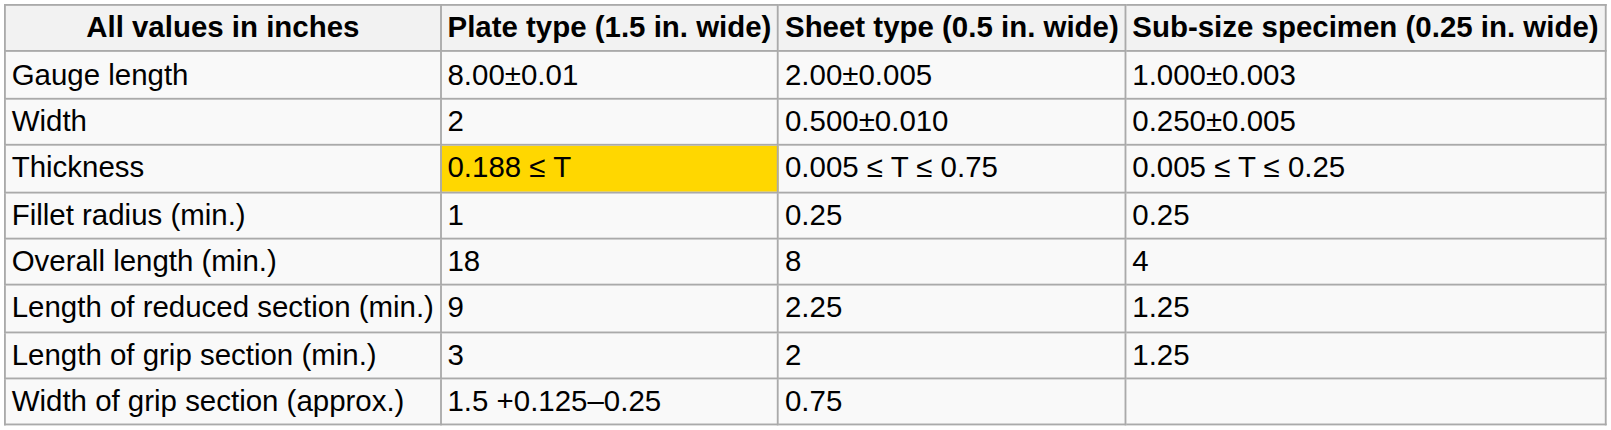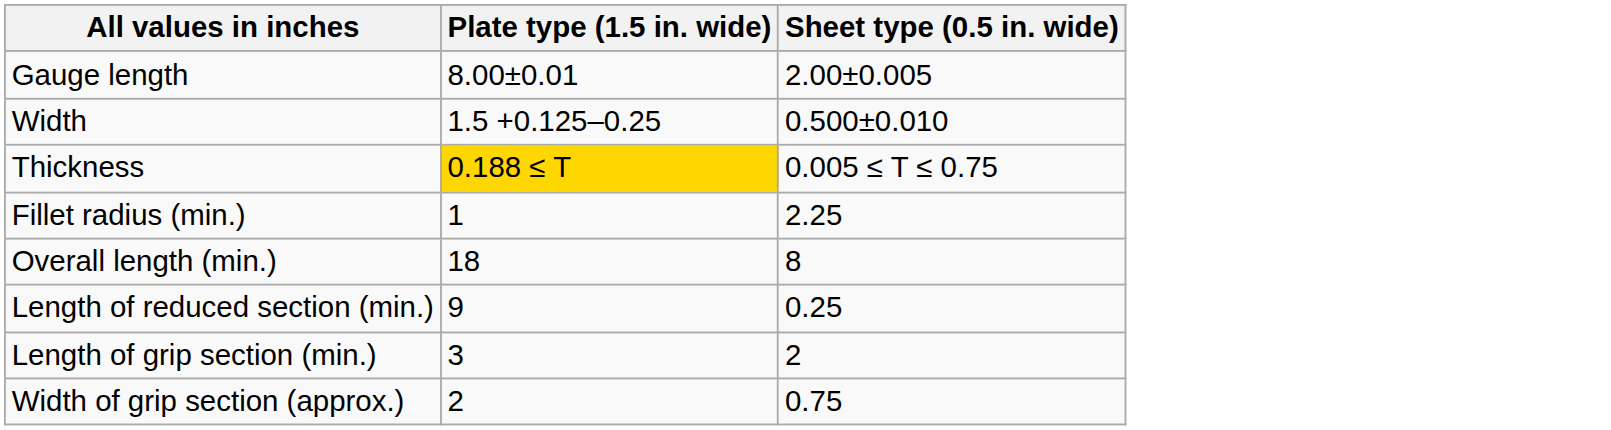- column: (1365, 27)
(456, 121) 2 -> (554, 121) 1.5 +0.125–0.25
(814, 214) 0.25 -> (814, 214) 2.25
(814, 307) 2.25 -> (814, 307) 0.25
(554, 401) 1.5 +0.125–0.25 -> (456, 401) 2
